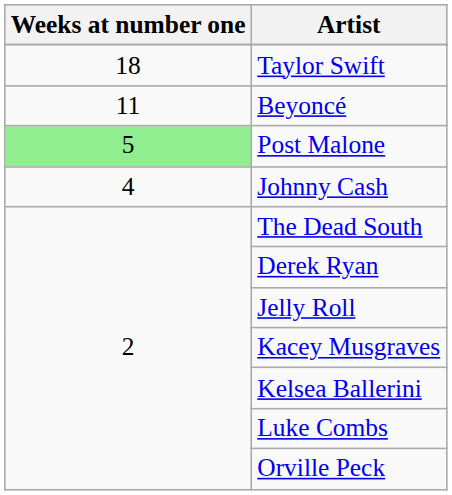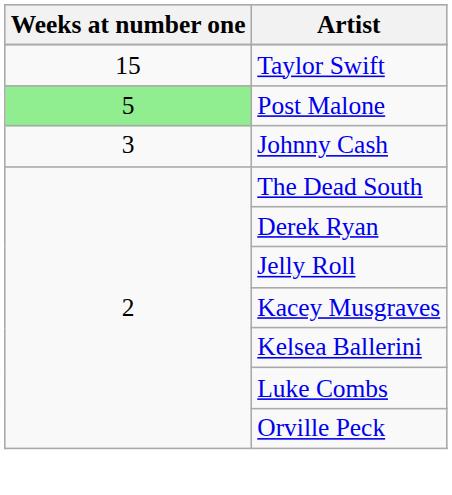(128, 65) 18 -> (128, 65) 15
- row: (302, 105)
(128, 186) 4 -> (128, 145) 3
